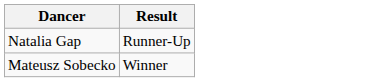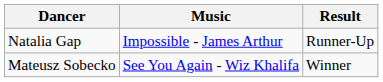+ column: (211, 16)
